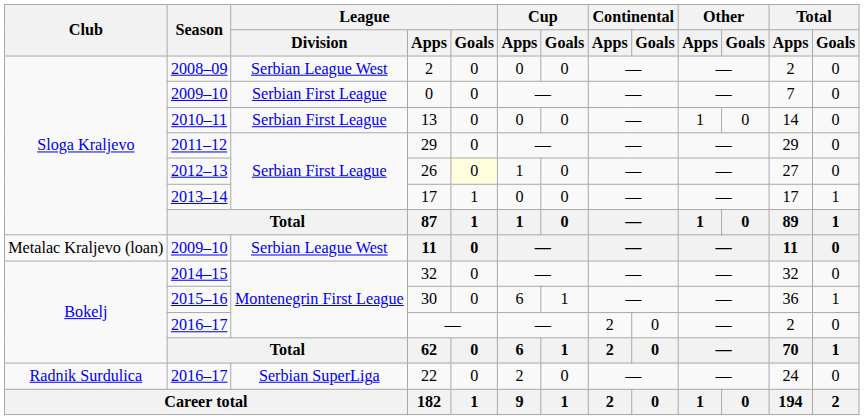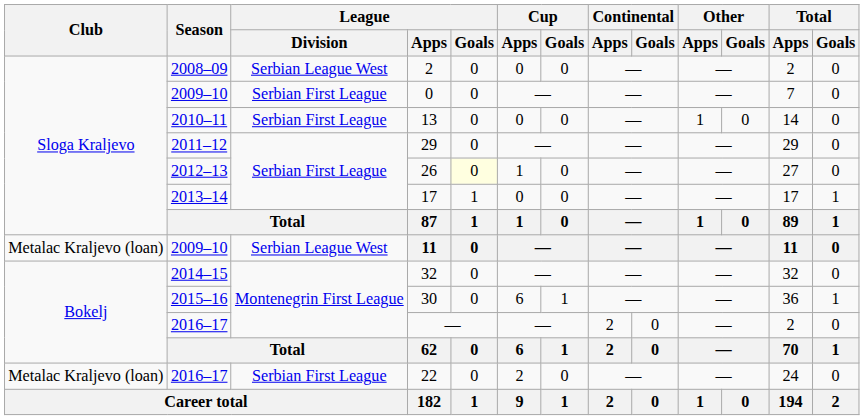(86, 376) Radnik Surdulica -> (86, 376) Metalac Kraljevo (loan)
(319, 376) Serbian SuperLiga -> (319, 376) Serbian First League
